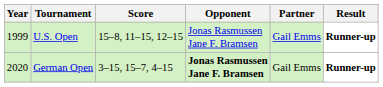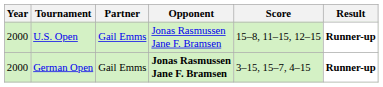columns swapped: (297, 13) <-> (141, 13)
(18, 37) 1999 -> (18, 37) 2000
(18, 67) 2020 -> (18, 67) 2000
